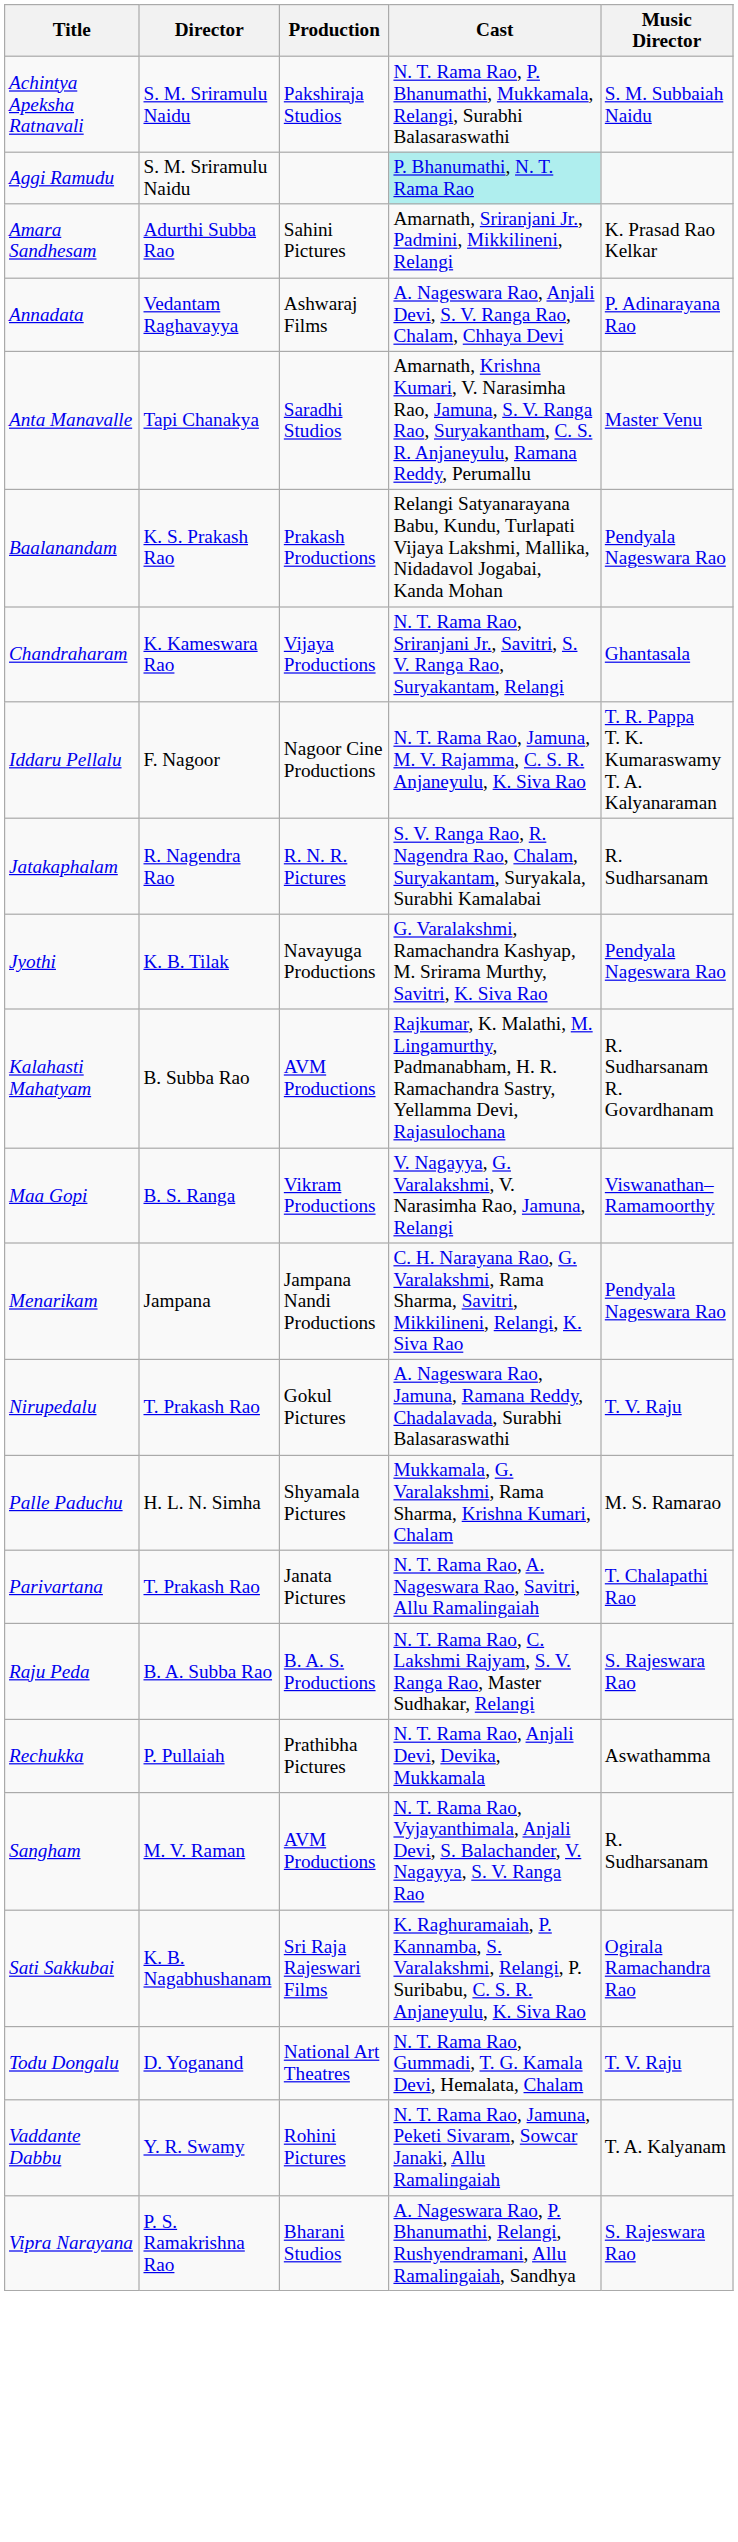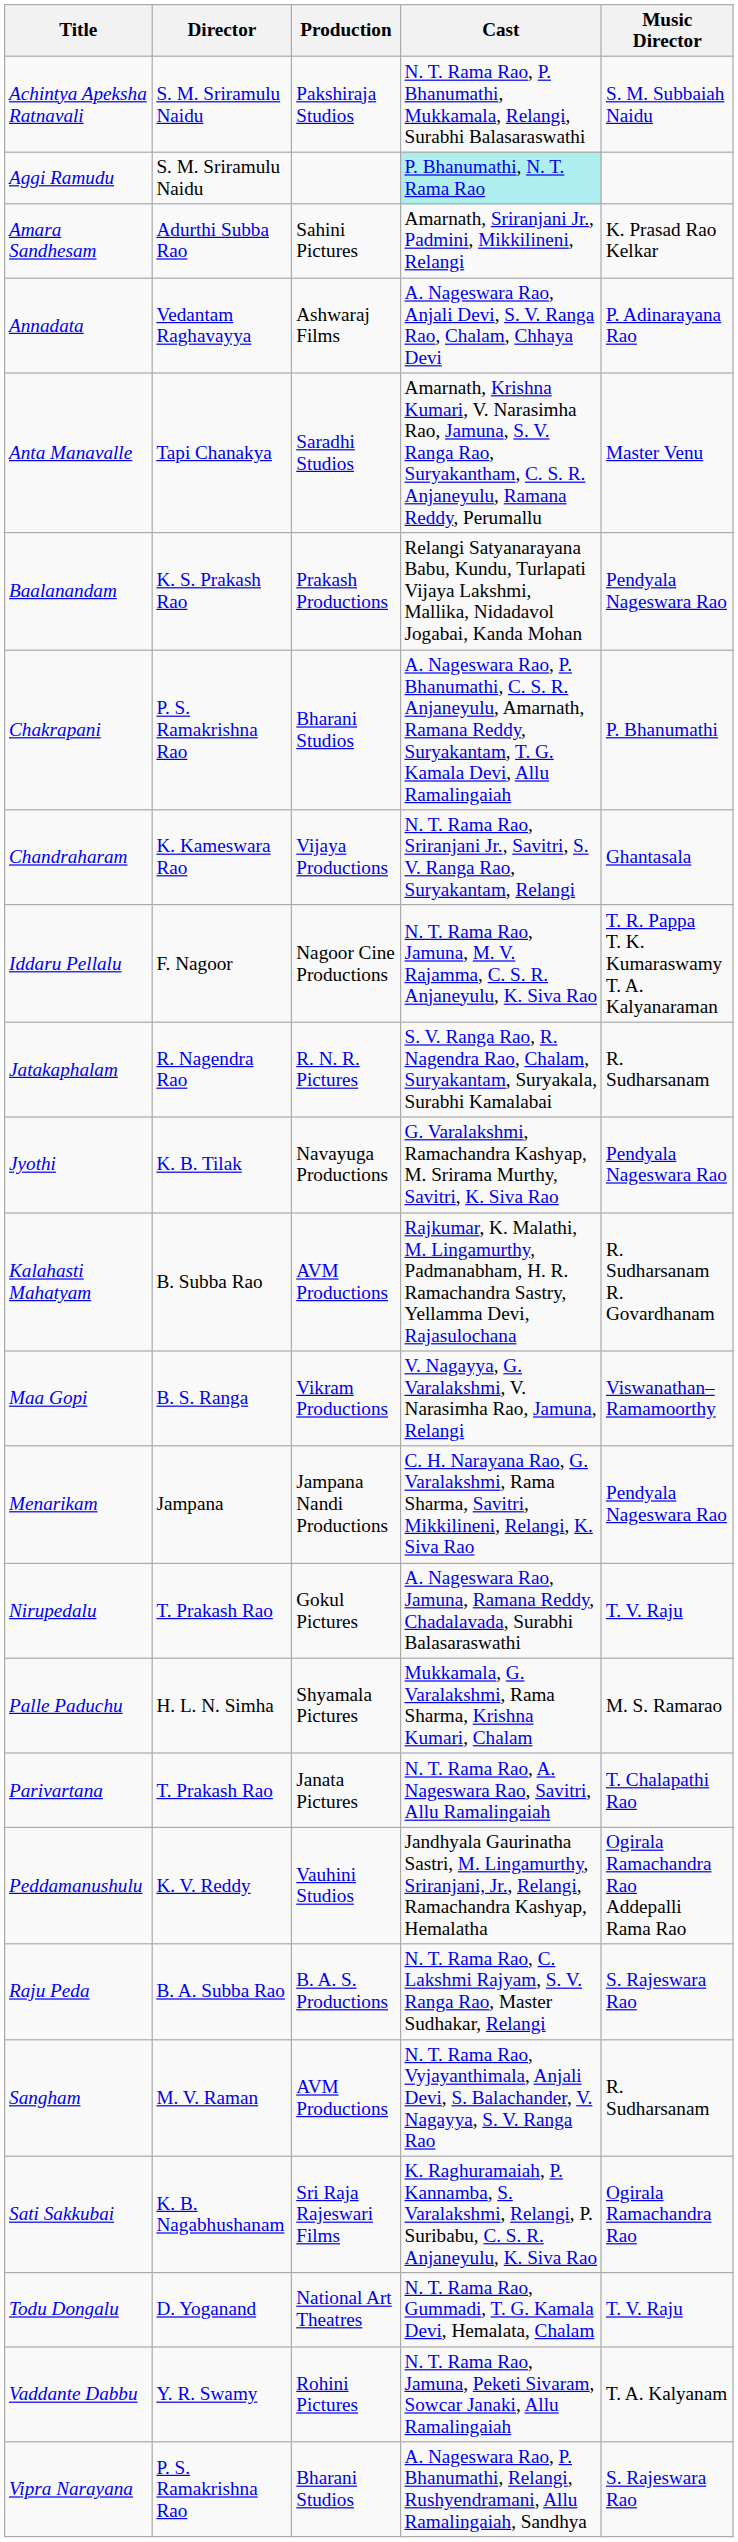+ row: (55, 729)
+ row: (76, 1885)
- row: (46, 1755)
